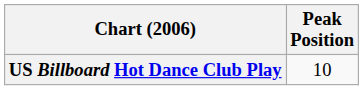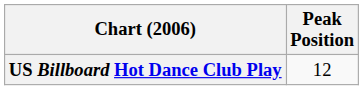(322, 69) 10 -> (322, 69) 12
